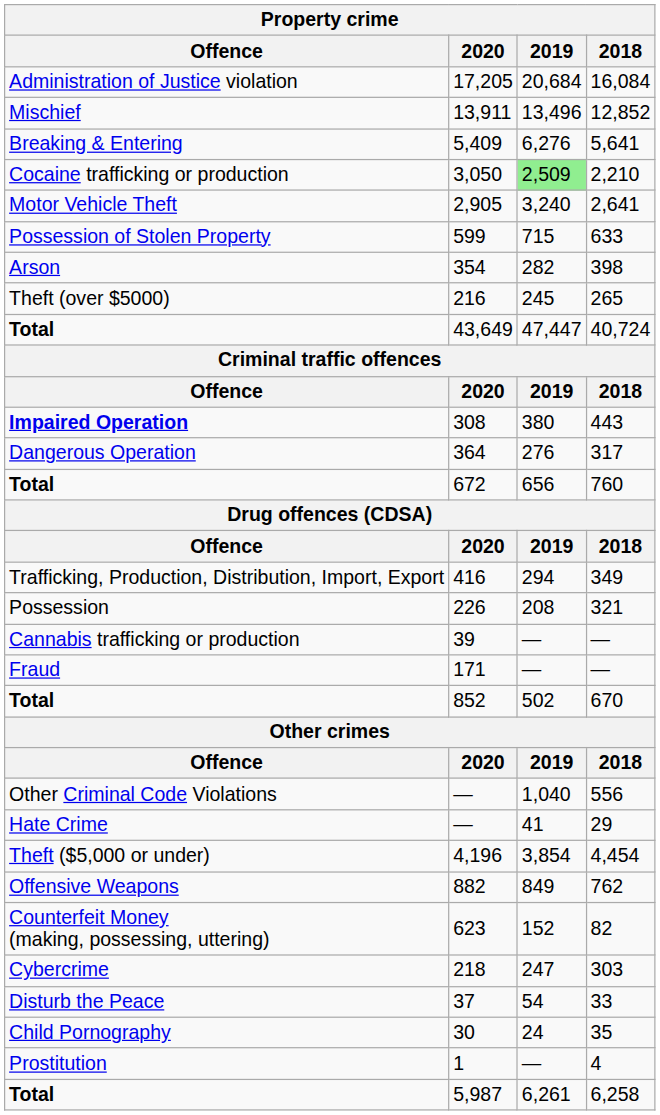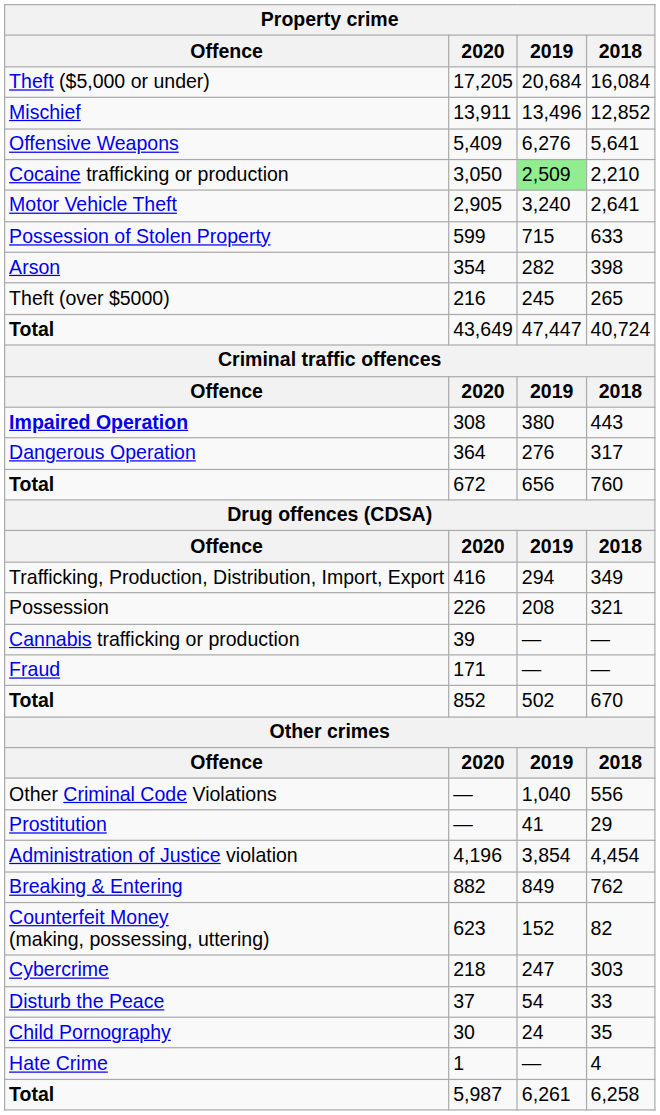(153, 81) Administration of Justice violation -> (109, 81) Theft ($5,000 or under)
(96, 143) Breaking & Entering -> (94, 143) Offensive Weapons
(58, 824) Hate Crime -> (58, 824) Prostitution
(109, 855) Theft ($5,000 or under) -> (153, 855) Administration of Justice violation
(94, 886) Offensive Weapons -> (96, 886) Breaking & Entering
(58, 1063) Prostitution -> (58, 1063) Hate Crime
